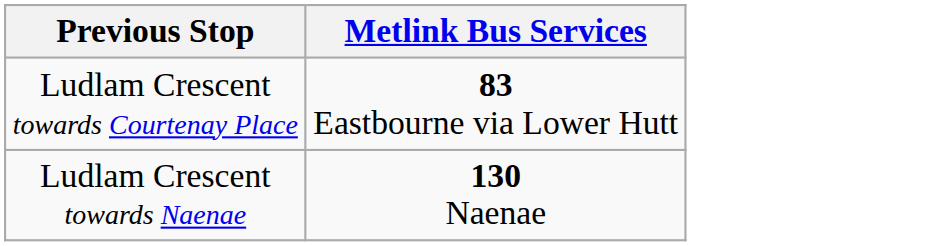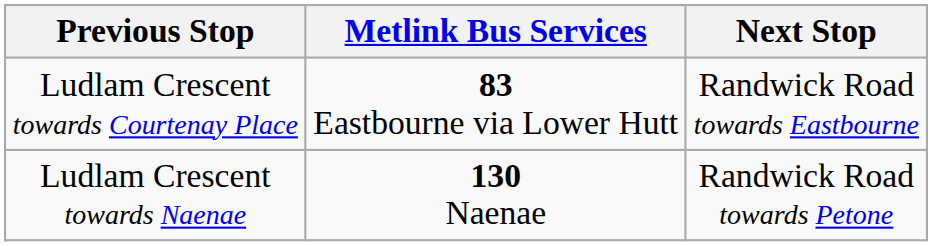+ column: (806, 31)
